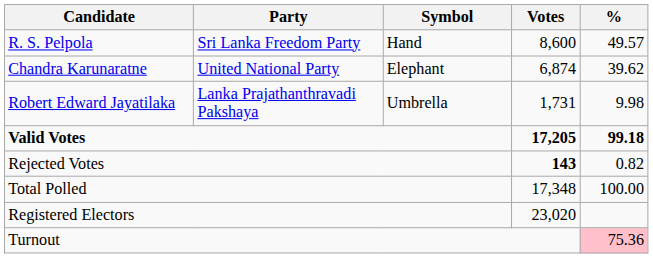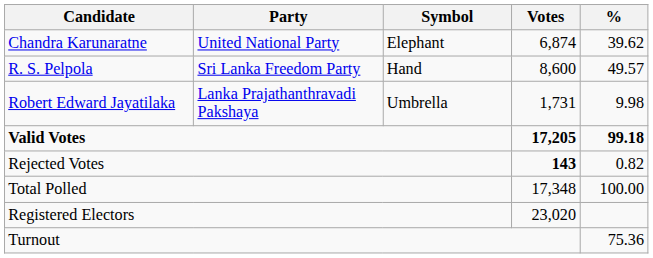rows swapped: (50, 42) <-> (78, 68)
(626, 240) pink background -> (626, 240) no background
